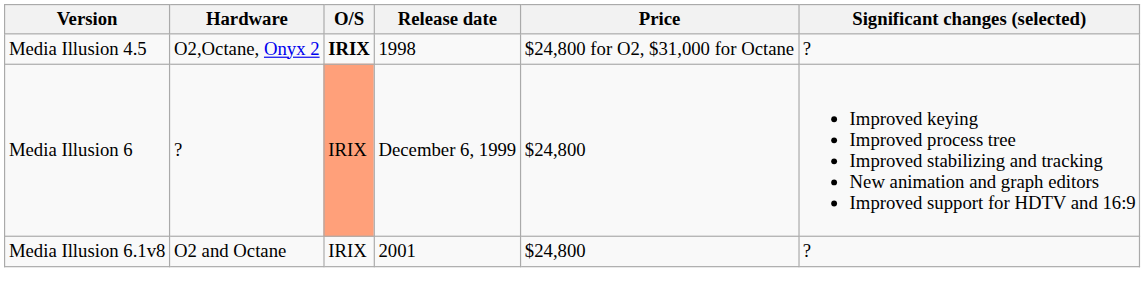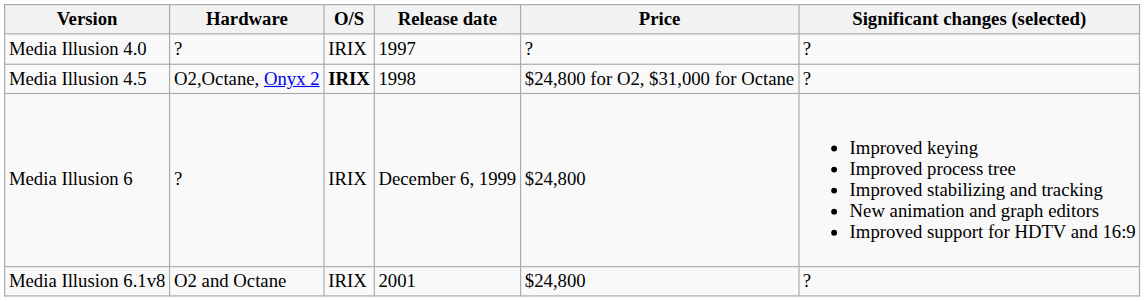+ row: (78, 49)
(347, 150) lightsalmon background -> (347, 179) no background
